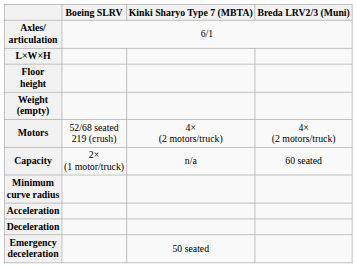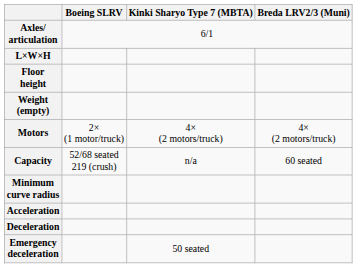(94, 133) 52/68 seated 219 (crush) -> (94, 133) 2× (1 motor/truck)
(94, 160) 2× (1 motor/truck) -> (94, 160) 52/68 seated 219 (crush)
